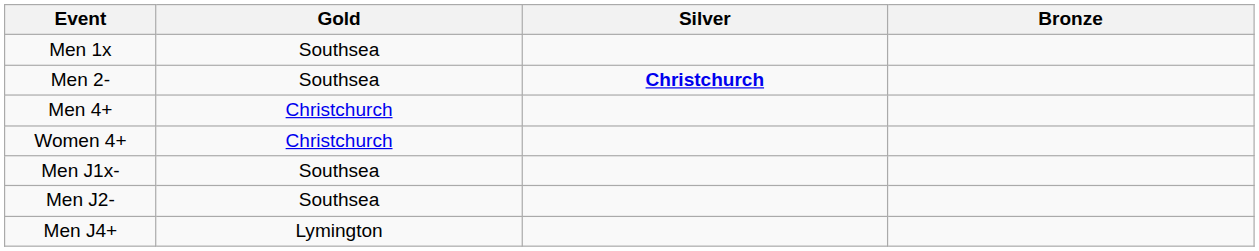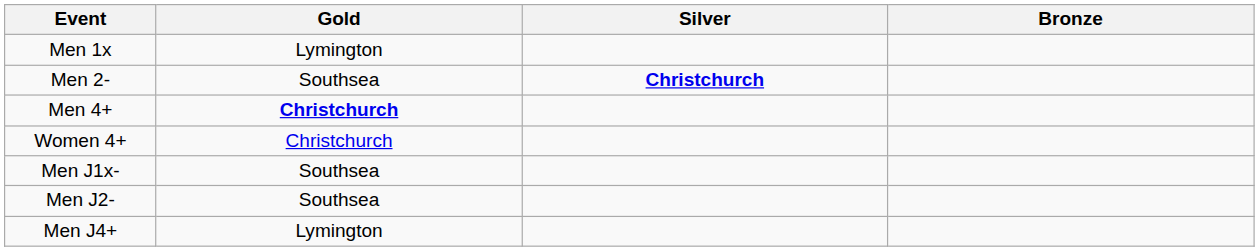(339, 49) Southsea -> (339, 49) Lymington
(339, 110) normal -> (339, 110) bold
